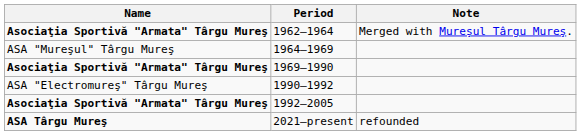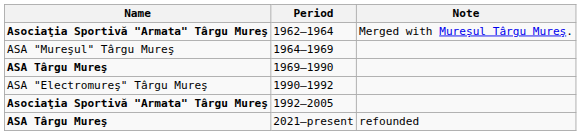(138, 68) Asociaţia Sportivă "Armata" Târgu Mureş -> (57, 68) ASA Târgu Mureş
